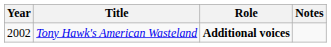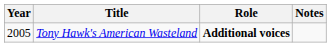(19, 32) 2002 -> (19, 32) 2005
